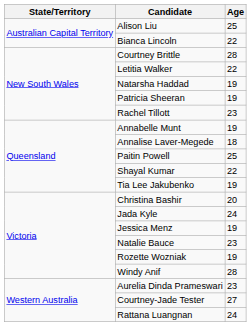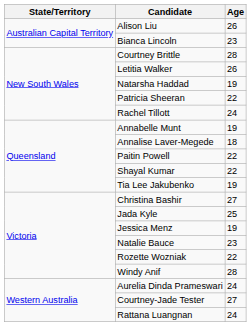(232, 26) 25 -> (232, 26) 26
(232, 41) 22 -> (232, 41) 23
(232, 69) 22 -> (232, 69) 26
(232, 98) 19 -> (232, 98) 22
(232, 113) 23 -> (232, 113) 24
(232, 156) 25 -> (232, 156) 22
(232, 199) 20 -> (232, 199) 27
(232, 214) 24 -> (232, 214) 25
(232, 257) 19 -> (232, 257) 22
(232, 286) 23 -> (232, 286) 24
